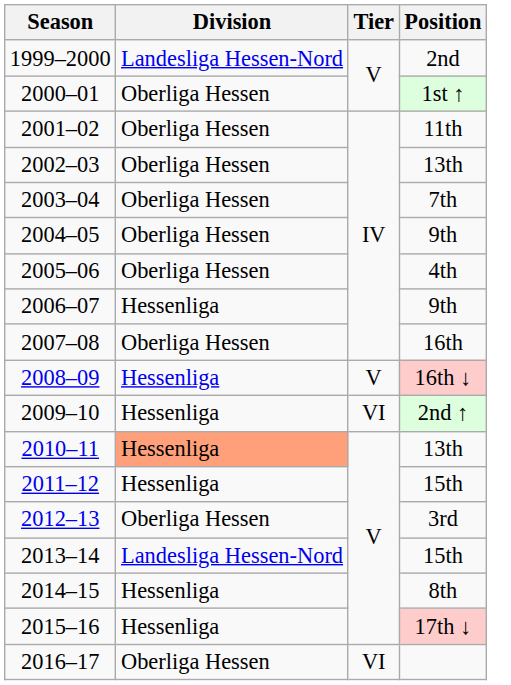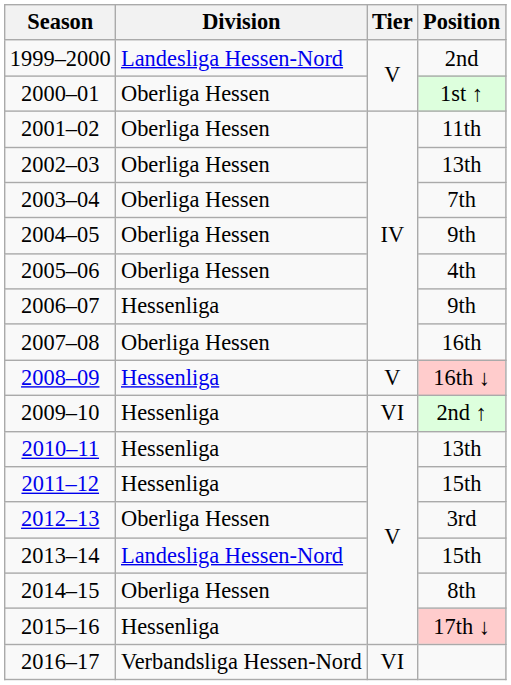(170, 448) lightsalmon background -> (170, 448) no background
(170, 590) Hessenliga -> (195, 590) Oberliga Hessen
(195, 661) Oberliga Hessen -> (241, 661) Verbandsliga Hessen-Nord
